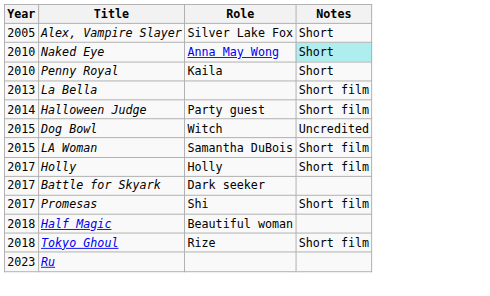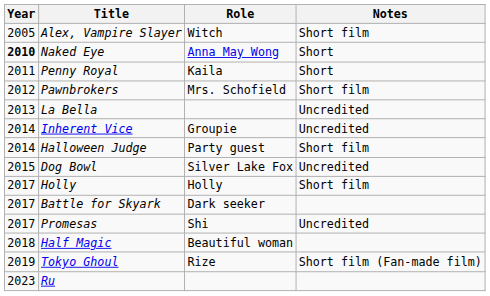(240, 33) Silver Lake Fox -> (205, 33) Witch
(316, 33) Short -> (334, 33) Short film
(21, 52) normal -> (21, 52) bold
(316, 52) paleturquoise background -> (316, 52) no background
(21, 71) 2010 -> (21, 71) 2011
+ row: (80, 90)
(334, 90) Short film -> (334, 109) Uncredited
+ row: (87, 128)
(205, 128) Witch -> (240, 167) Silver Lake Fox
- row: (69, 147)
(334, 205) Short film -> (334, 224) Uncredited
(21, 243) 2018 -> (21, 262) 2019
(334, 243) Short film -> (390, 262) Short film (Fan-made film)
